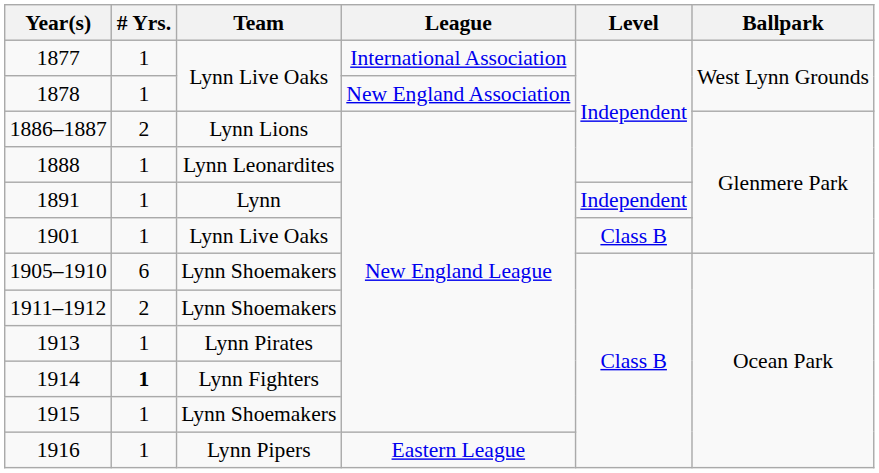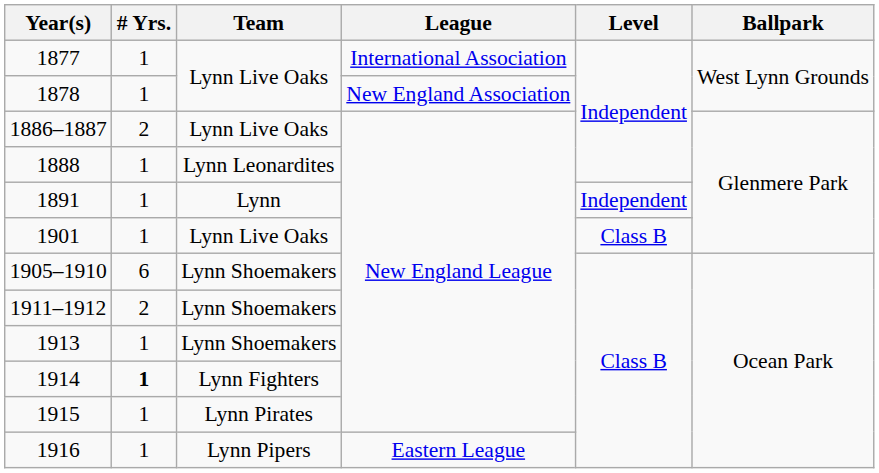(259, 129) Lynn Lions -> (259, 129) Lynn Live Oaks
(259, 342) Lynn Pirates -> (259, 342) Lynn Shoemakers
(259, 413) Lynn Shoemakers -> (259, 413) Lynn Pirates
